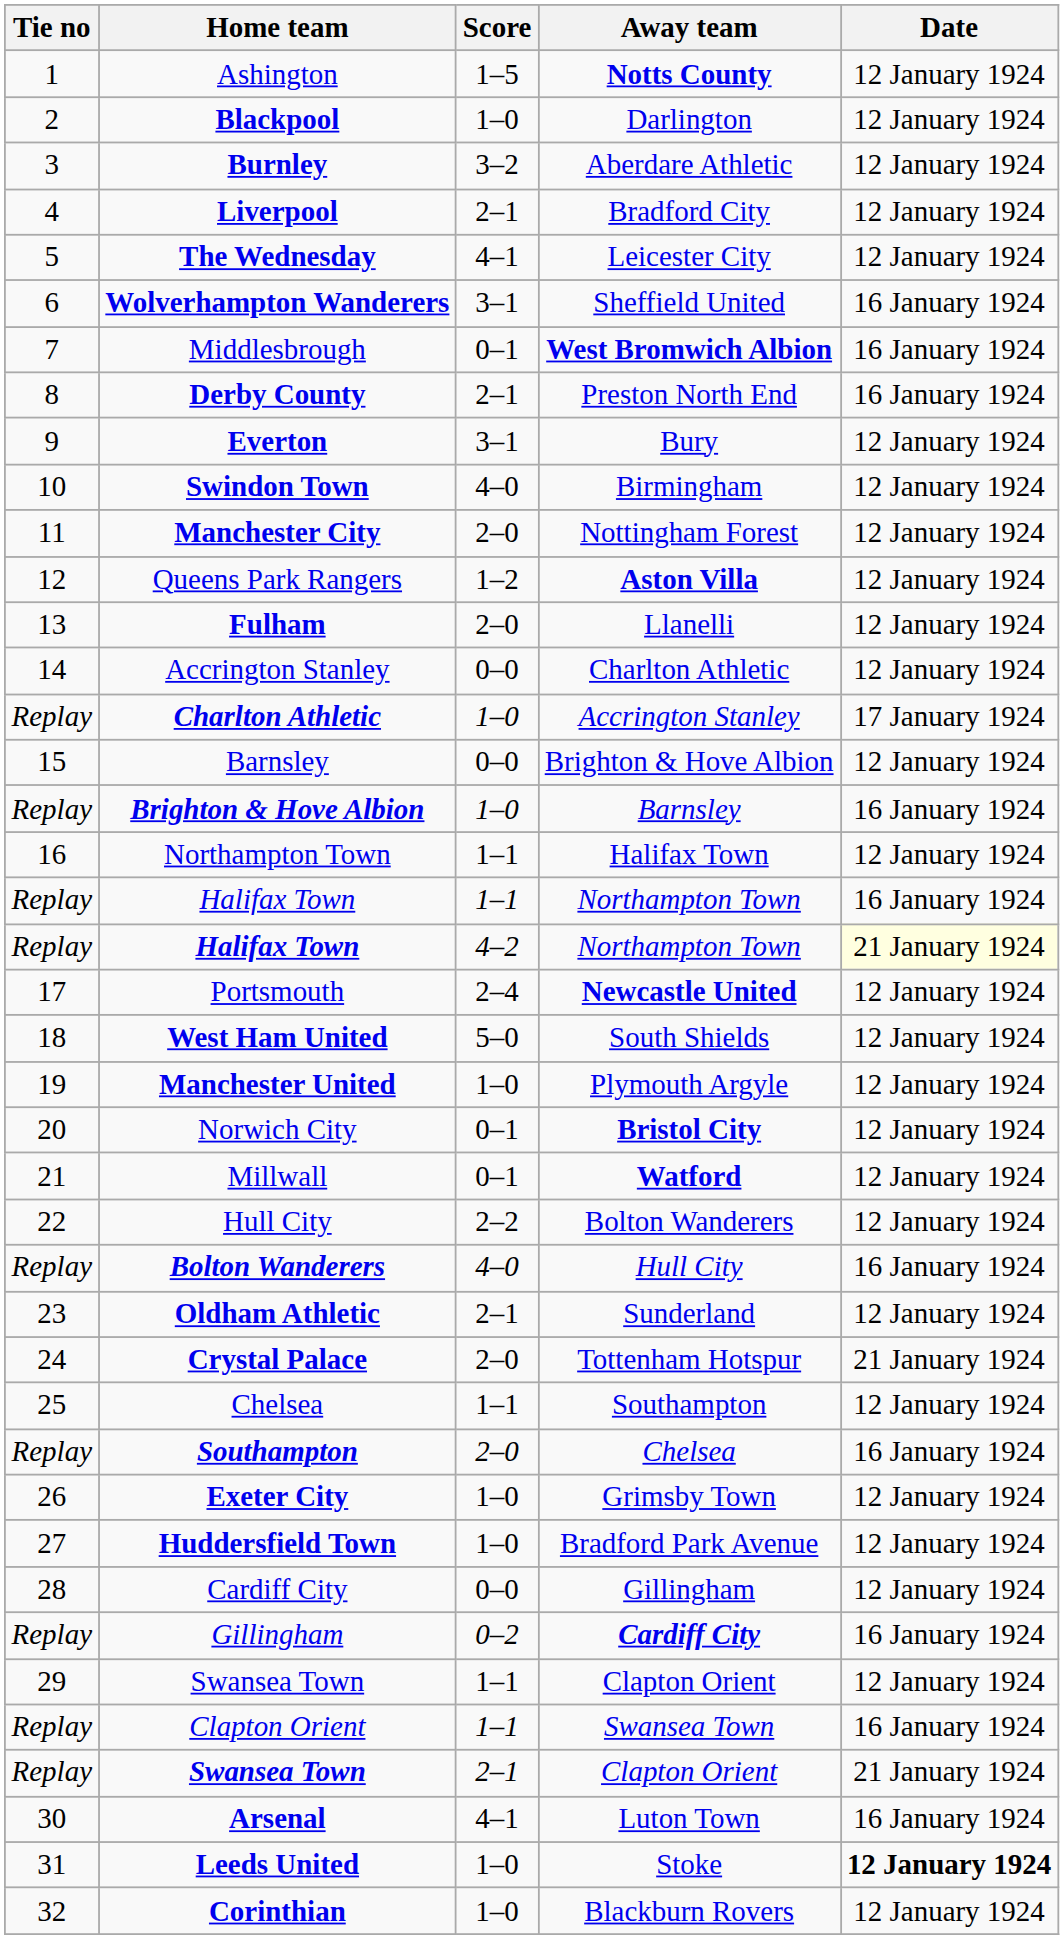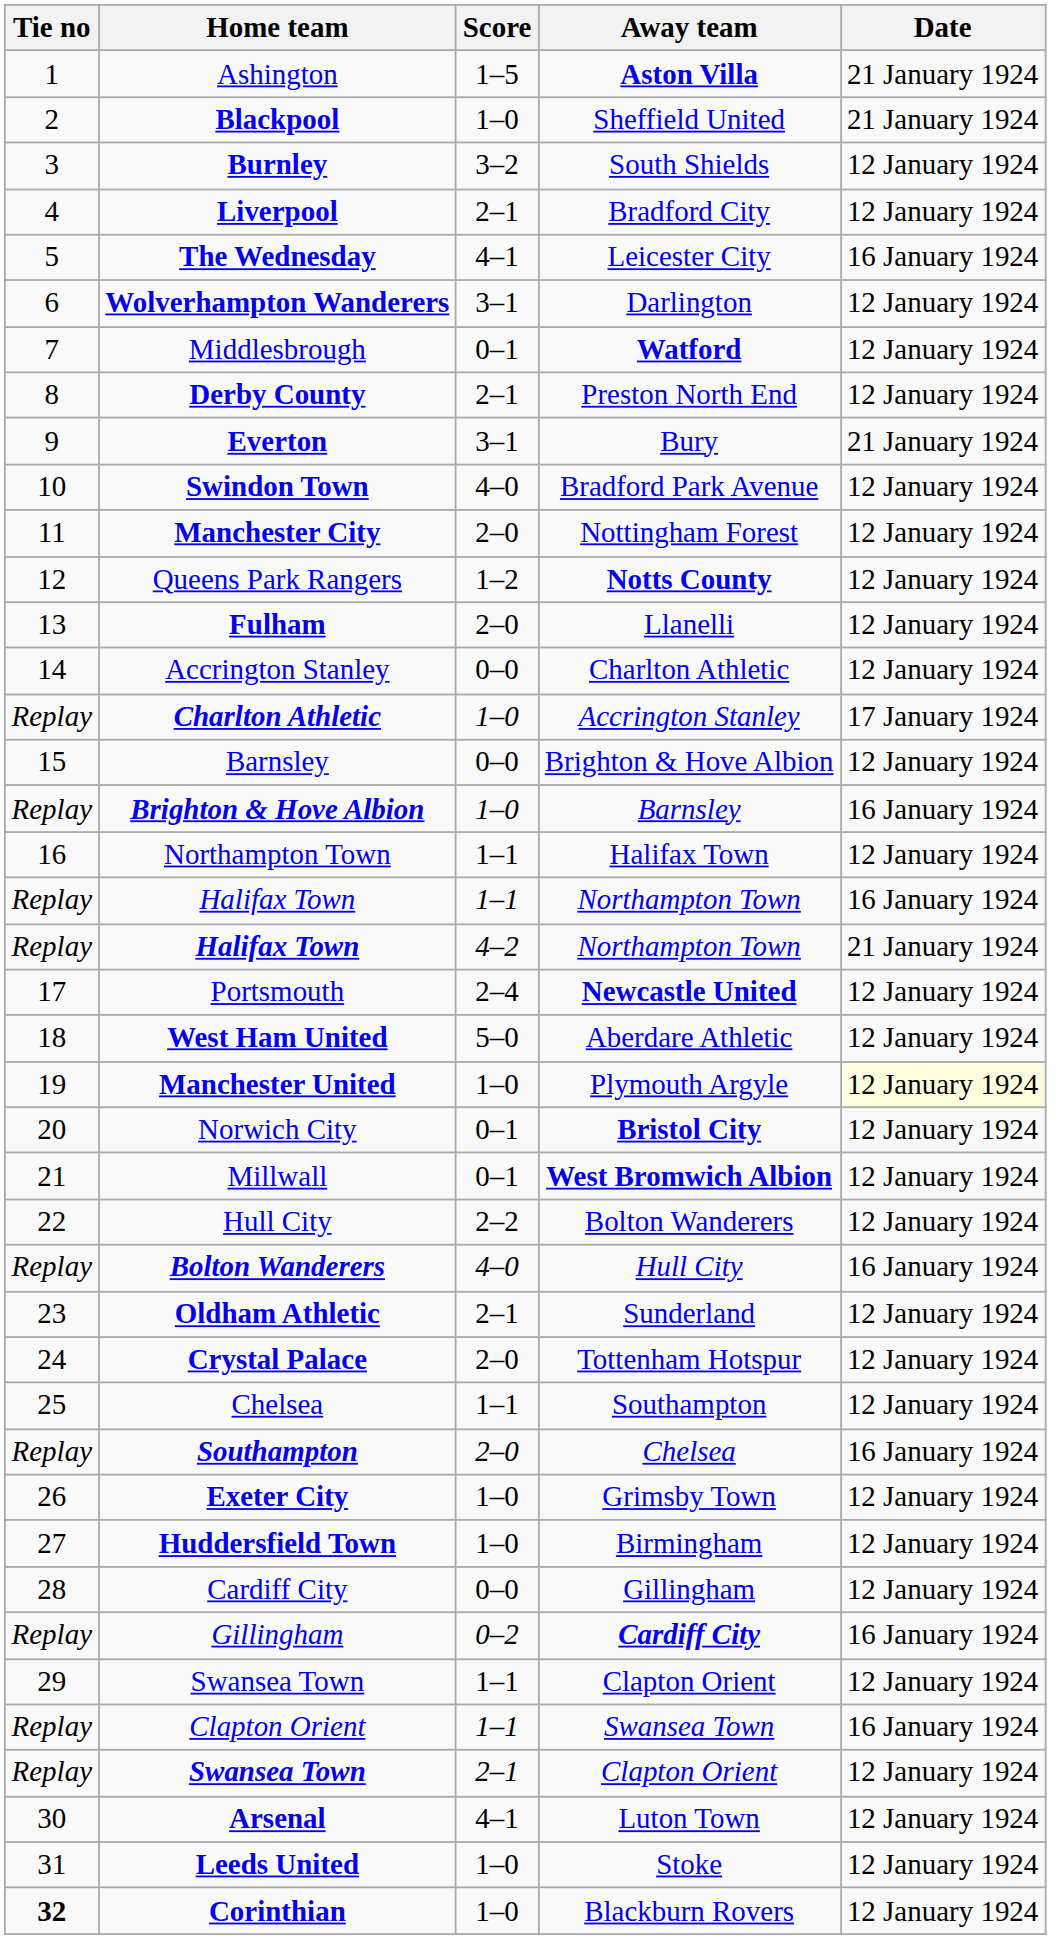(689, 73) Notts County -> (689, 73) Aston Villa
(949, 73) 12 January 1924 -> (943, 73) 21 January 1924
(689, 119) Darlington -> (689, 119) Sheffield United
(949, 119) 12 January 1924 -> (943, 119) 21 January 1924
(689, 165) Aberdare Athletic -> (689, 165) South Shields
(949, 257) 12 January 1924 -> (943, 257) 16 January 1924
(689, 303) Sheffield United -> (689, 303) Darlington
(949, 303) 16 January 1924 -> (943, 303) 12 January 1924
(689, 348) West Bromwich Albion -> (689, 348) Watford
(949, 348) 16 January 1924 -> (943, 348) 12 January 1924
(949, 394) 16 January 1924 -> (943, 394) 12 January 1924
(949, 440) 12 January 1924 -> (943, 440) 21 January 1924
(689, 486) Birmingham -> (689, 486) Bradford Park Avenue
(689, 578) Aston Villa -> (689, 578) Notts County
(949, 946) lightyellow background -> (943, 946) no background
(689, 1037) South Shields -> (689, 1037) Aberdare Athletic
(949, 1083) no background -> (943, 1083) lightyellow background
(689, 1175) Watford -> (689, 1175) West Bromwich Albion
(949, 1359) 21 January 1924 -> (943, 1359) 12 January 1924
(689, 1543) Bradford Park Avenue -> (689, 1543) Birmingham
(949, 1772) 21 January 1924 -> (943, 1772) 12 January 1924
(949, 1818) 16 January 1924 -> (943, 1818) 12 January 1924
(949, 1864) bold -> (943, 1864) normal
(52, 1910) normal -> (52, 1910) bold
